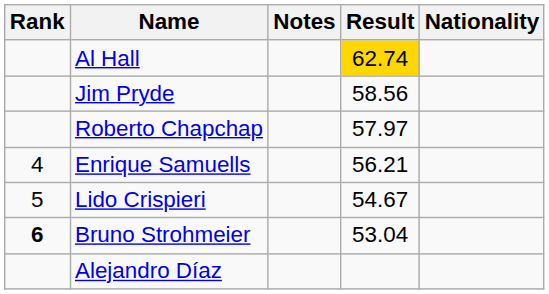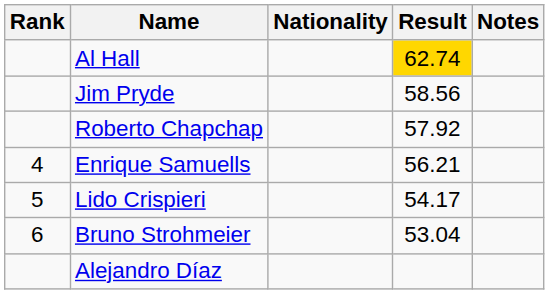columns swapped: (482, 22) <-> (304, 22)
(380, 128) 57.97 -> (432, 128) 57.92
(380, 199) 54.67 -> (432, 199) 54.17
(37, 235) bold -> (37, 235) normal
